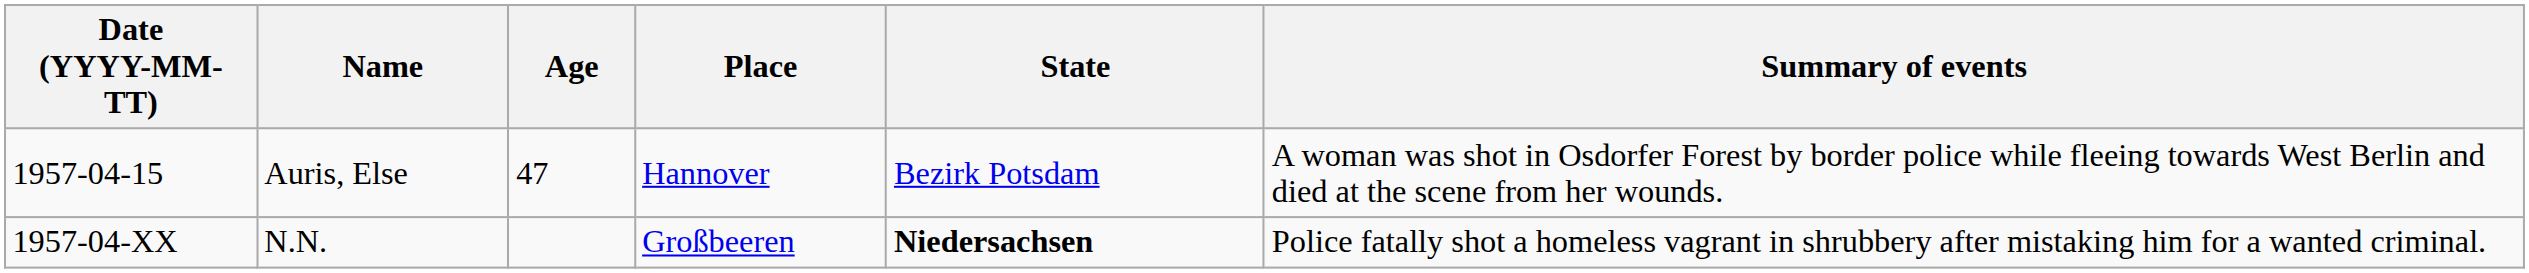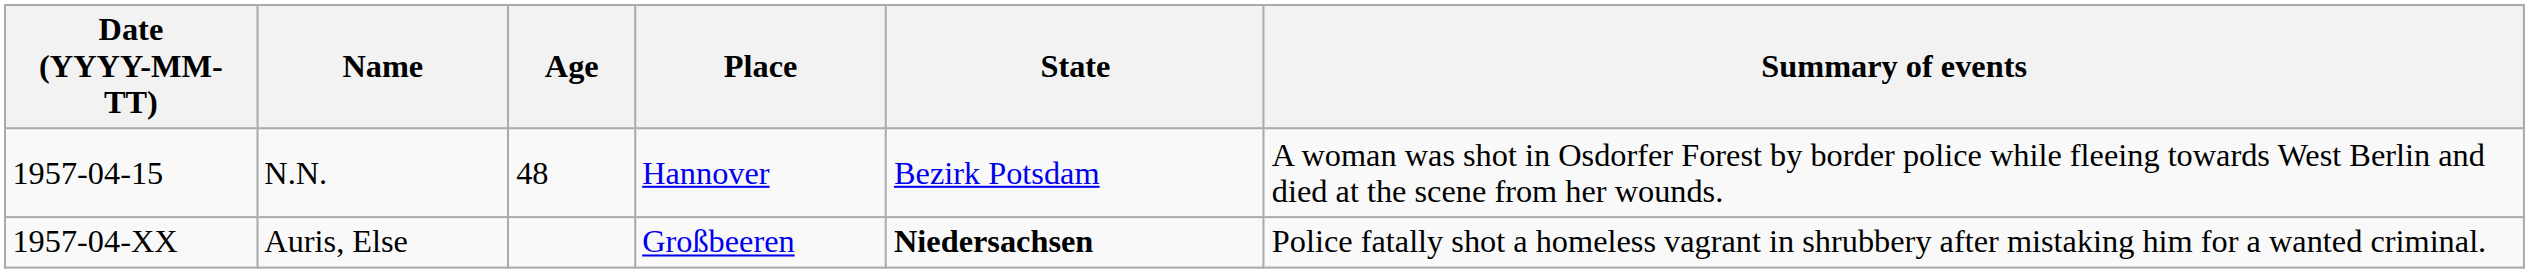(336, 172) Auris, Else -> (296, 172) N.N.
(532, 172) 47 -> (532, 172) 48
(296, 241) N.N. -> (336, 241) Auris, Else
